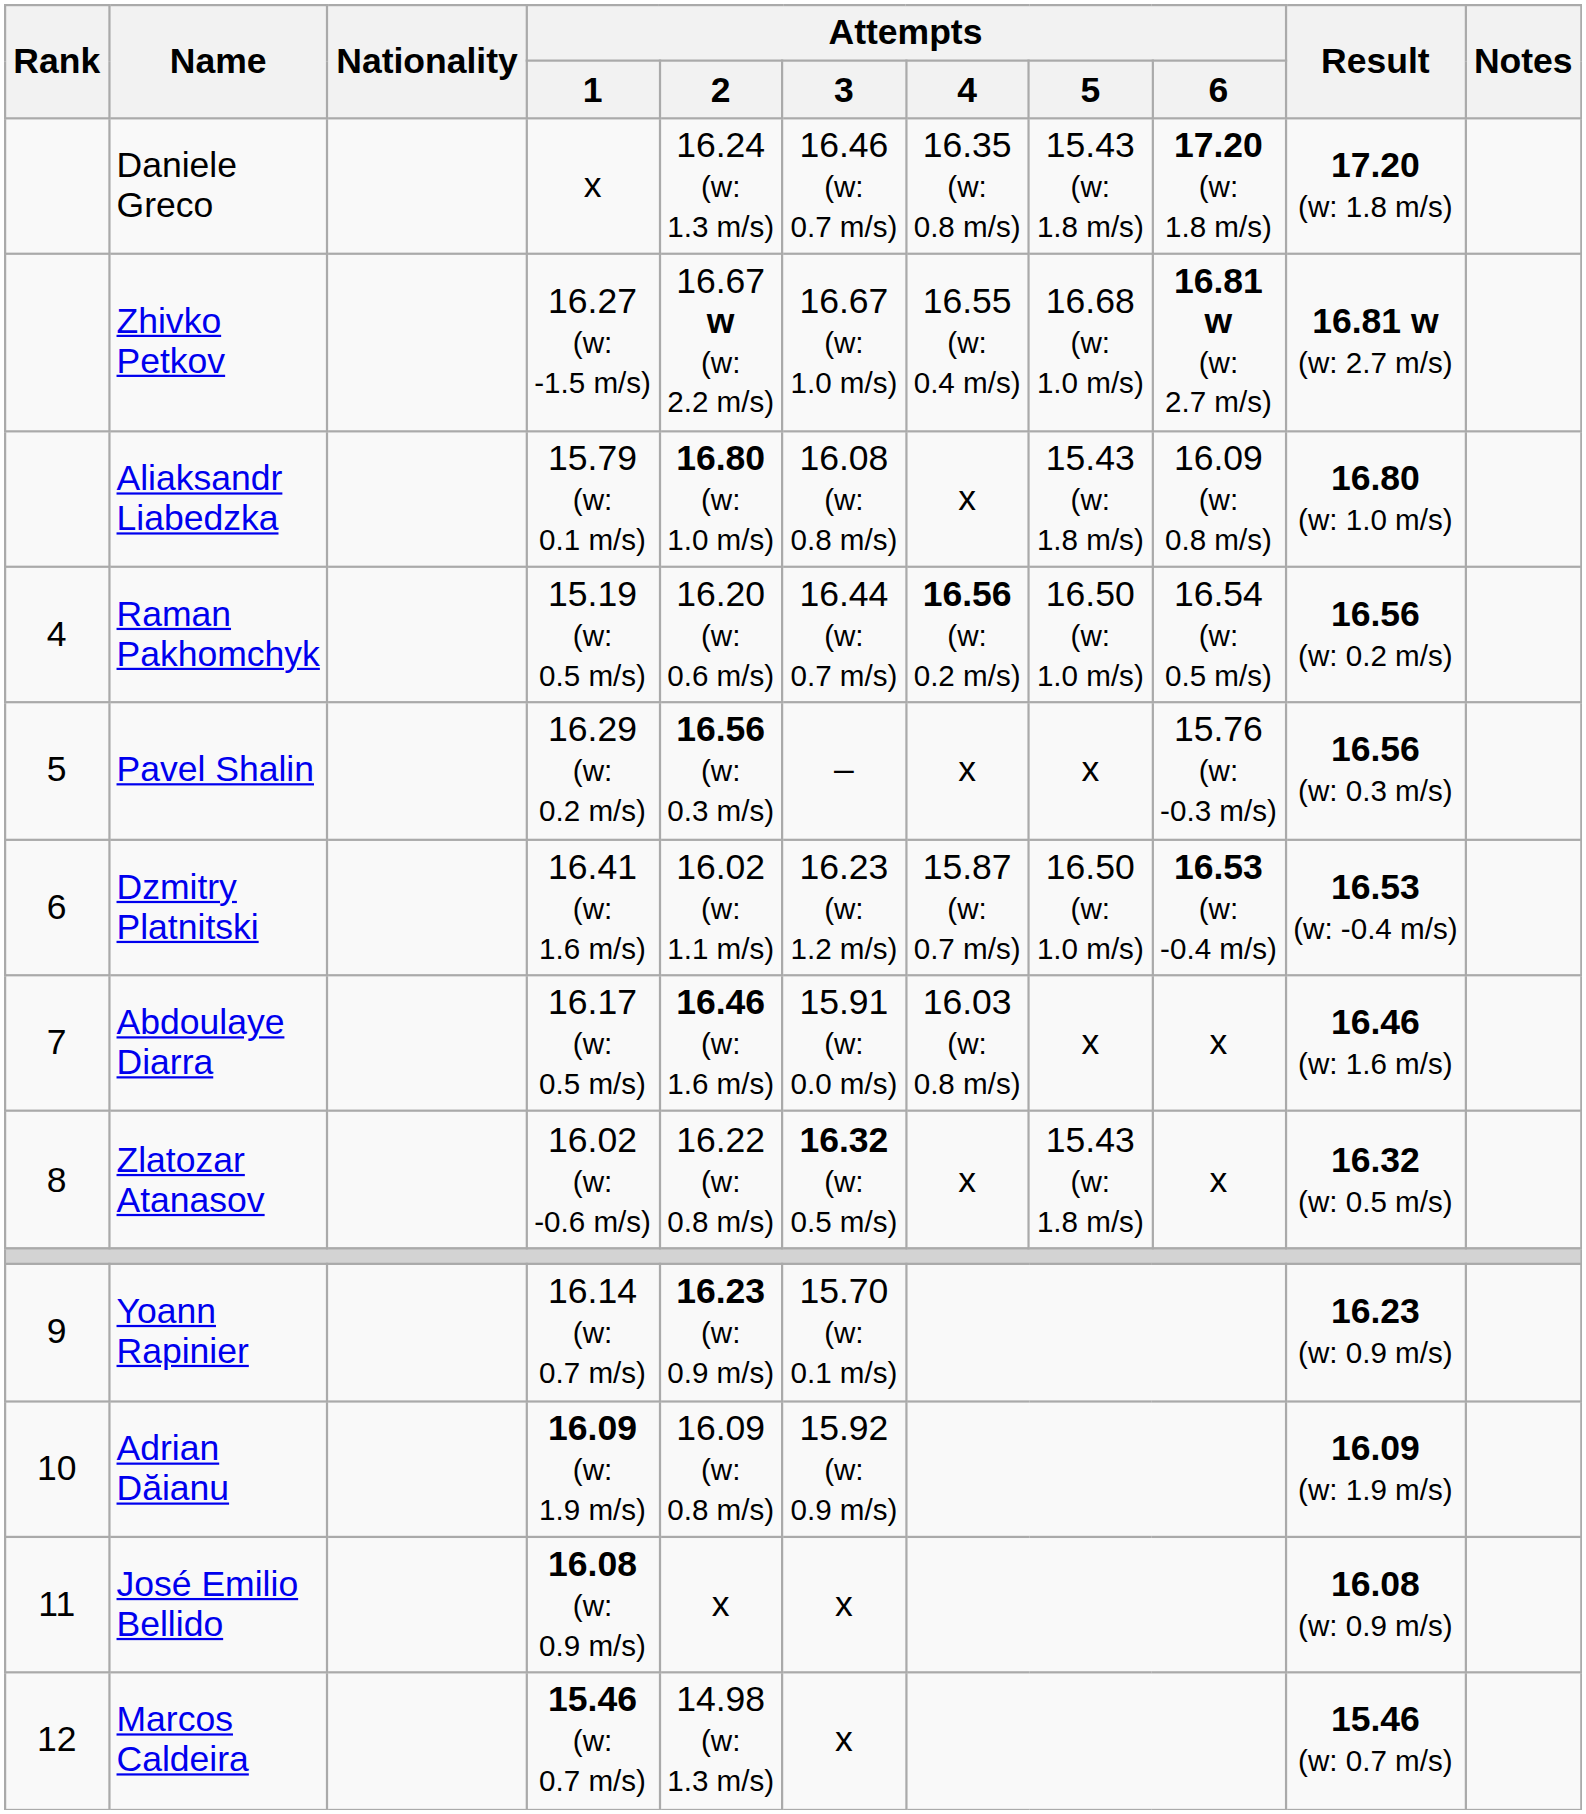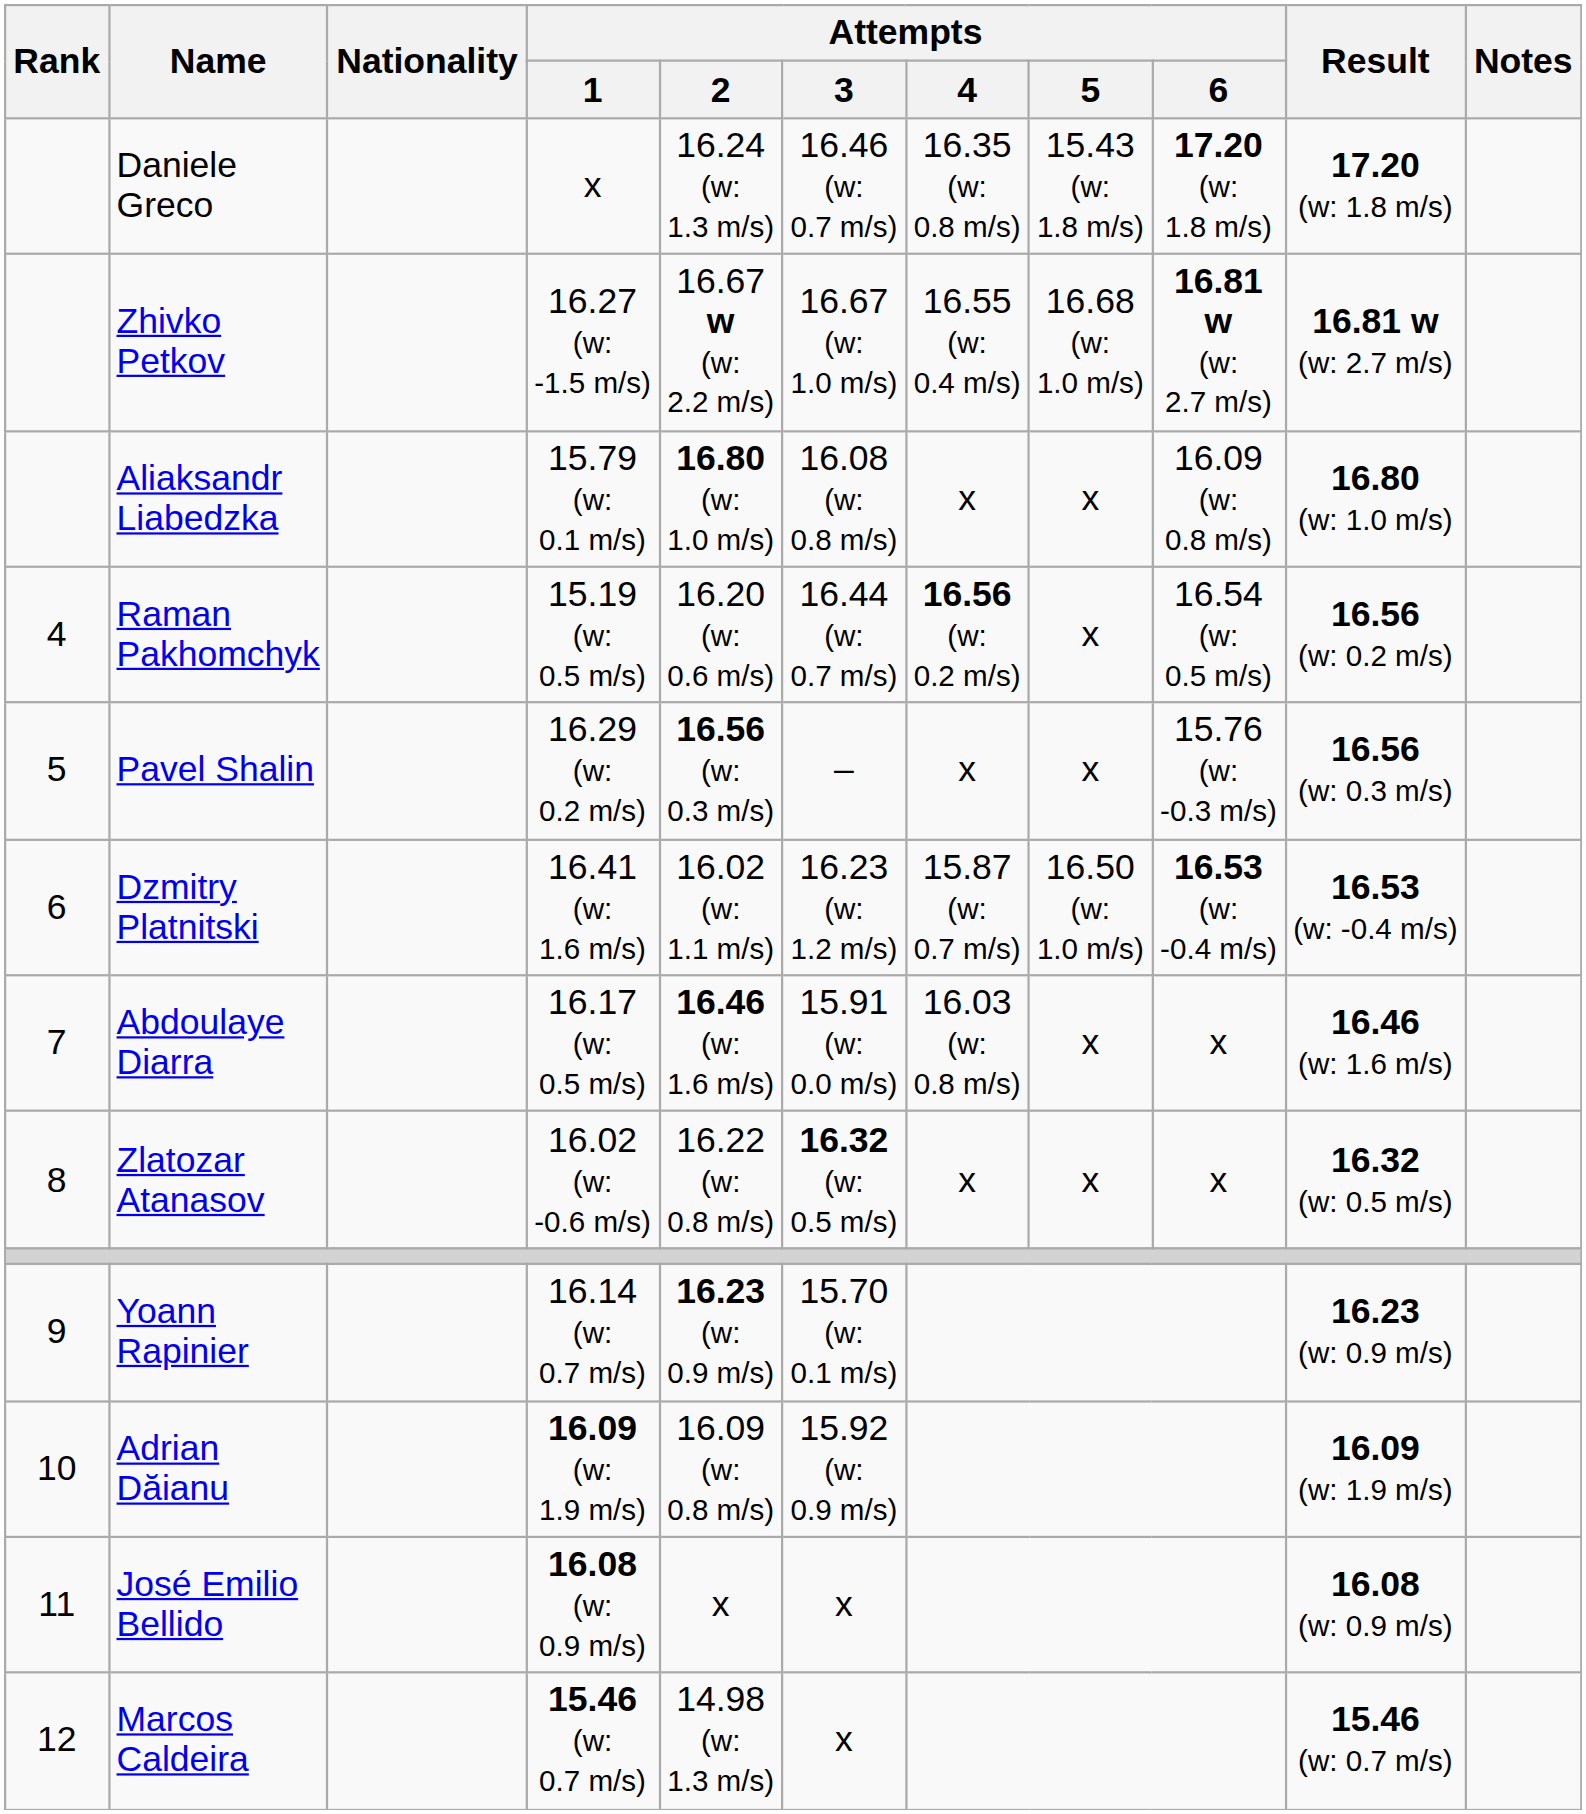(1090, 497) 15.43 (w: 1.8 m/s) -> (1090, 497) x
(1090, 634) 16.50 (w: 1.0 m/s) -> (1090, 634) x
(1090, 1179) 15.43 (w: 1.8 m/s) -> (1090, 1179) x
